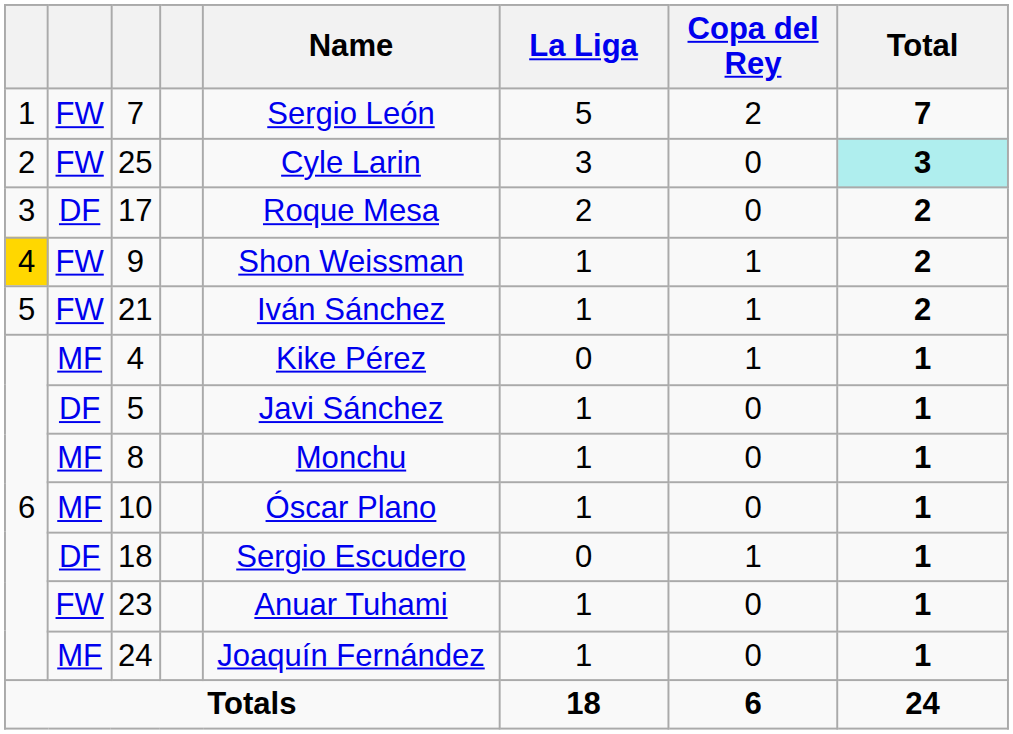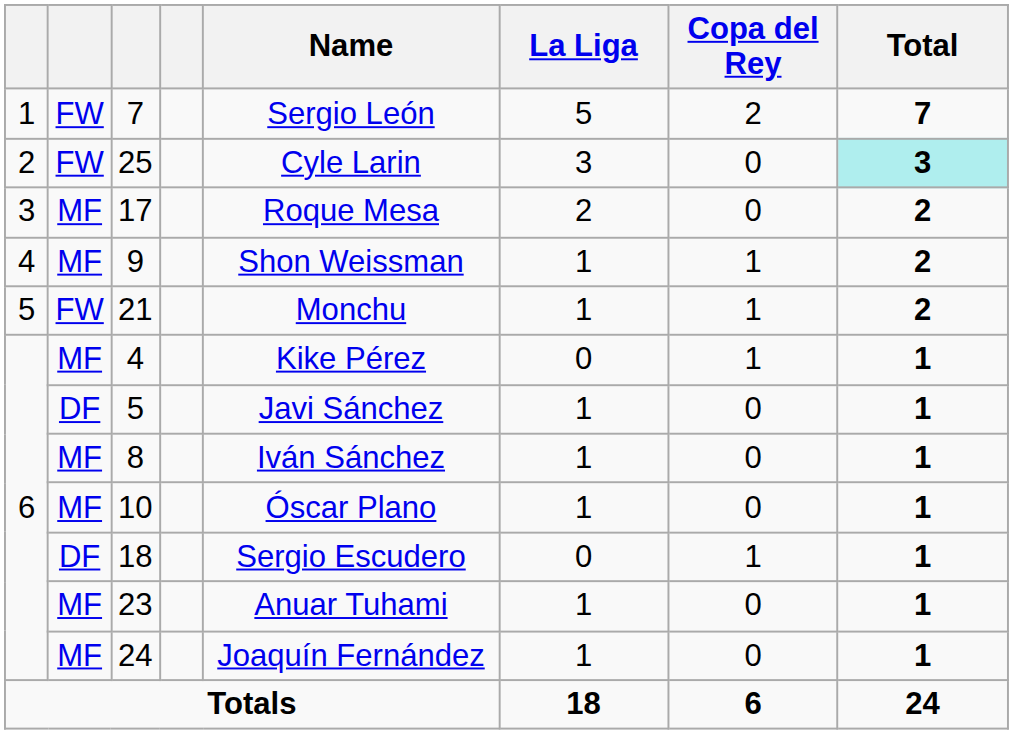(80, 211) DF -> (80, 211) MF
(27, 260) gold background -> (27, 260) no background
(80, 260) FW -> (80, 260) MF
(351, 310) Iván Sánchez -> (351, 310) Monchu
(351, 457) Monchu -> (351, 457) Iván Sánchez
(80, 605) FW -> (80, 605) MF
